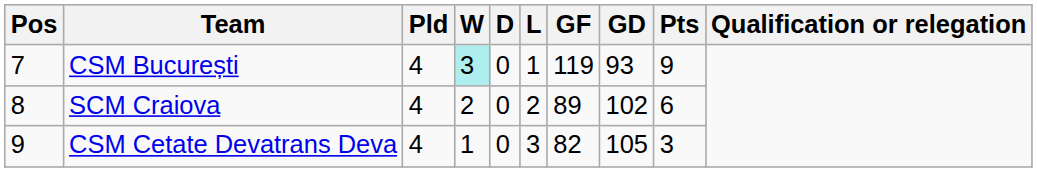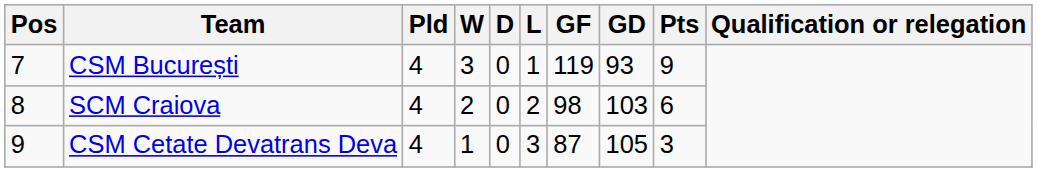(467, 65) paleturquoise background -> (467, 65) no background
(567, 105) 89 -> (567, 105) 98
(627, 105) 102 -> (627, 105) 103
(567, 145) 82 -> (567, 145) 87
